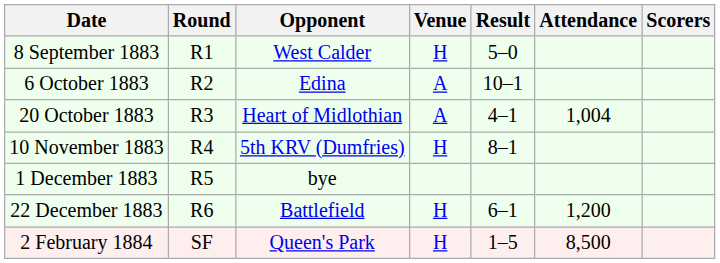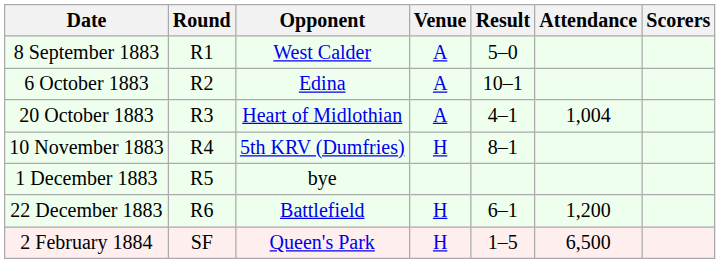(440, 52) H -> (440, 52) A
(588, 242) 8,500 -> (588, 242) 6,500
